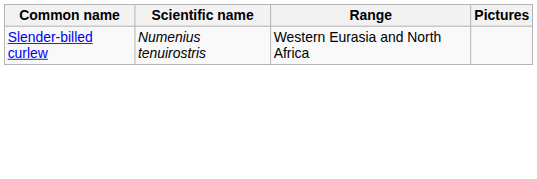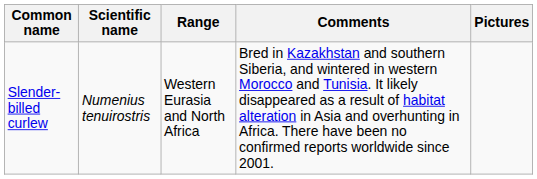+ column: (353, 23)
